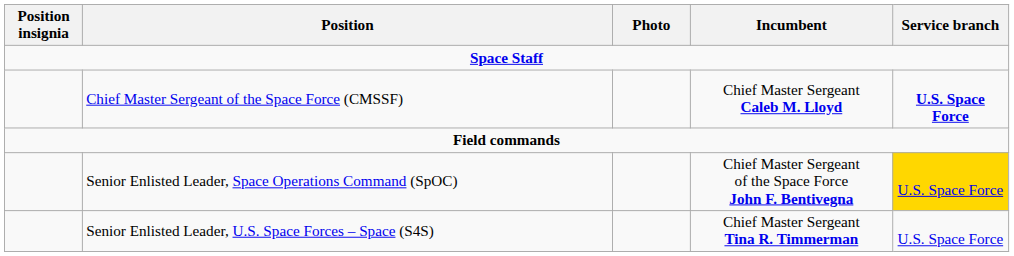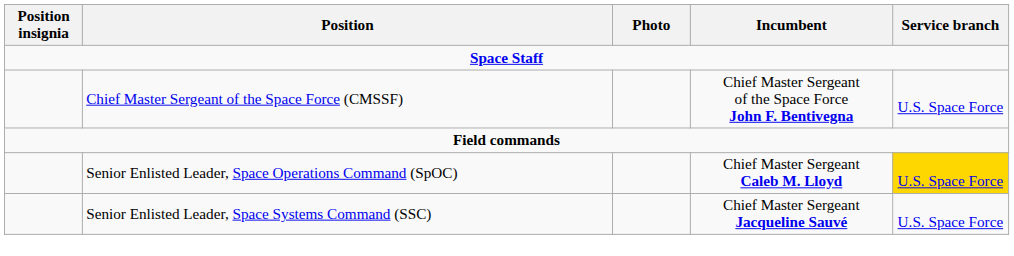(791, 98) Chief Master Sergeant Caleb M. Lloyd -> (791, 98) Chief Master Sergeant of the Space Force John F. Bentivegna
(950, 107) bold -> (950, 107) normal
(791, 181) Chief Master Sergeant of the Space Force John F. Bentivegna -> (791, 172) Chief Master Sergeant Caleb M. Lloyd
+ row: (259, 214)
- row: (260, 231)
